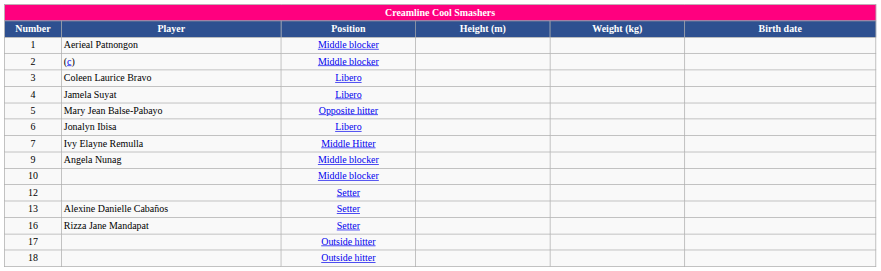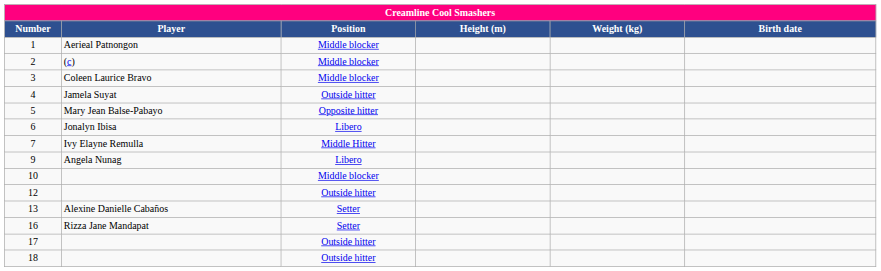(348, 78) Libero -> (348, 78) Middle blocker
(348, 95) Libero -> (348, 95) Outside hitter
(348, 160) Middle blocker -> (348, 160) Libero
(348, 193) Setter -> (348, 193) Outside hitter
